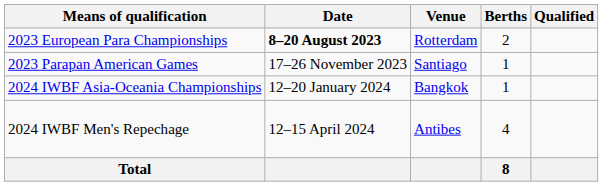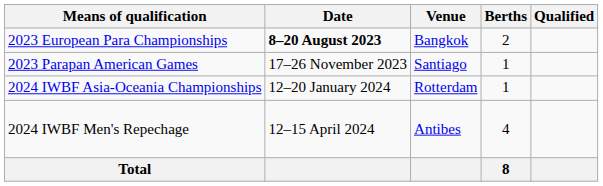(446, 40) Rotterdam -> (441, 40) Bangkok
(441, 87) Bangkok -> (446, 87) Rotterdam
